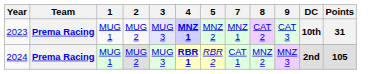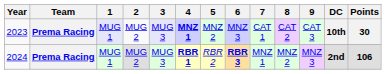+ column: (238, 11)
(110, 31) no background -> (110, 31) lavender background
(238, 31) MNZ 1 -> (262, 31) CAT 1
(340, 31) 31 -> (365, 31) 30
(238, 56) CAT 1 -> (262, 56) MNZ 1
(340, 56) 105 -> (365, 56) 106
